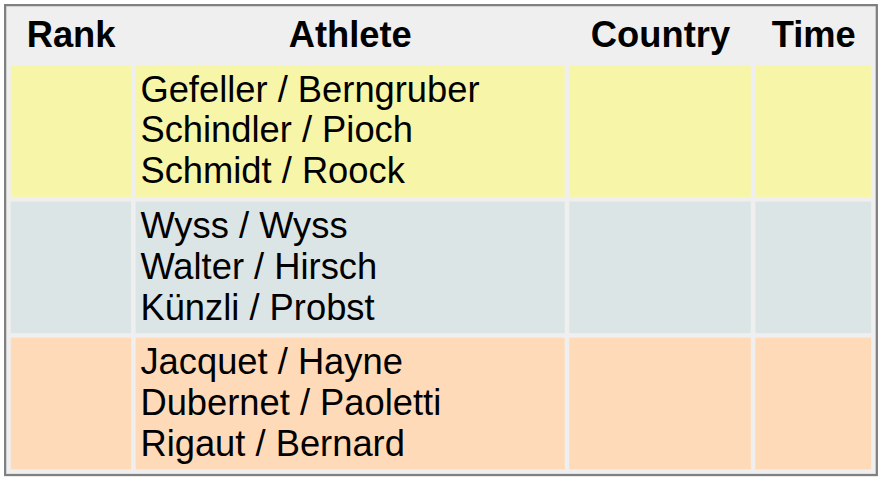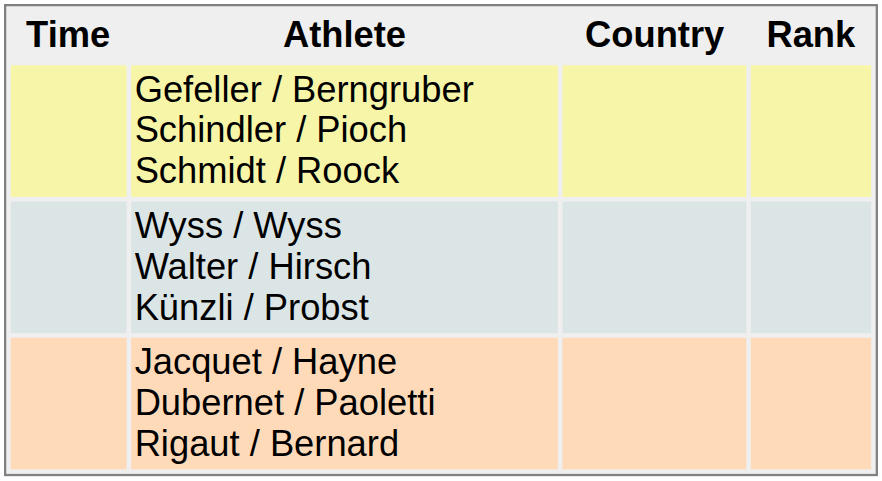columns swapped: (71, 35) <-> (814, 35)
